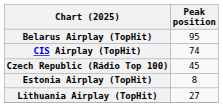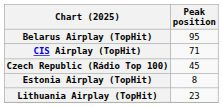(194, 51) 74 -> (194, 51) 71
(194, 95) 27 -> (194, 95) 23
